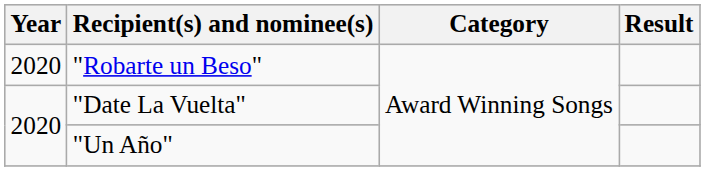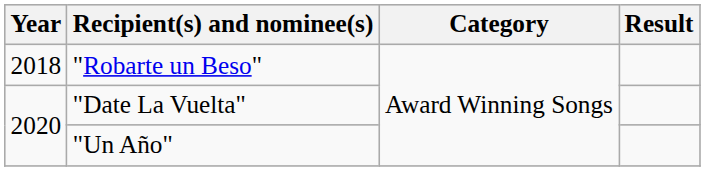(36, 64) 2020 -> (36, 64) 2018
